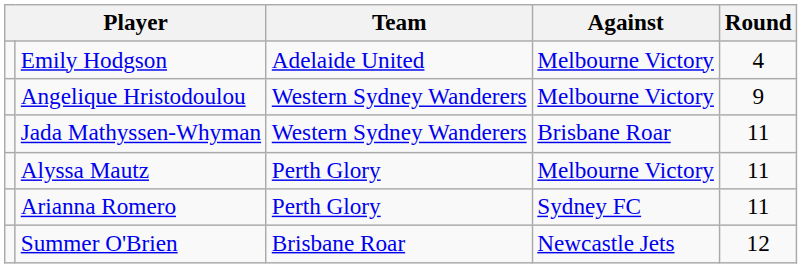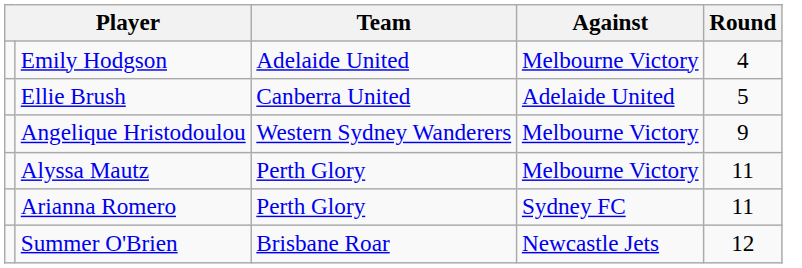+ row: (73, 96)
- row: (141, 133)
